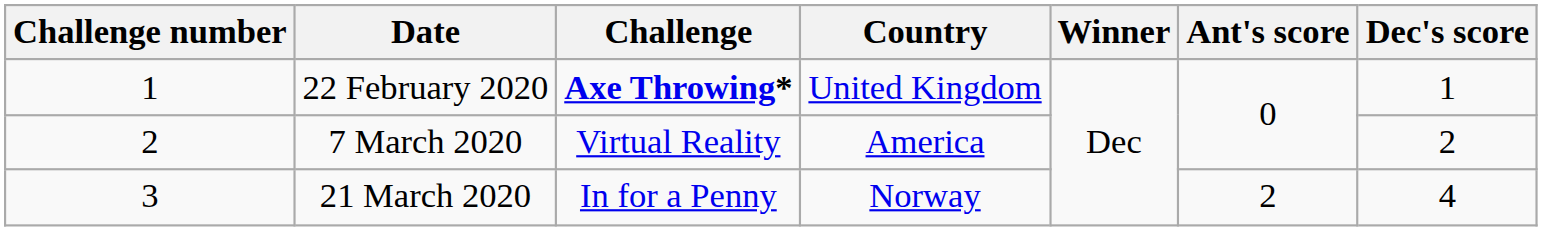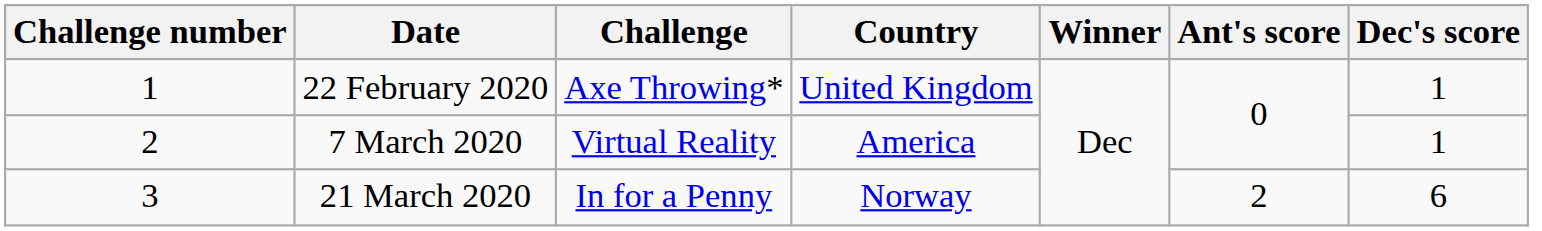(678, 86) bold -> (674, 86) normal
(1447, 141) 2 -> (1438, 141) 1
(1447, 196) 4 -> (1438, 196) 6
